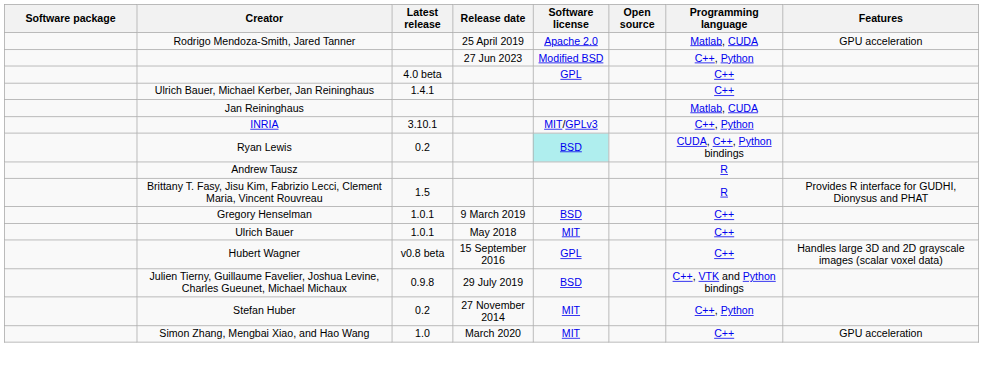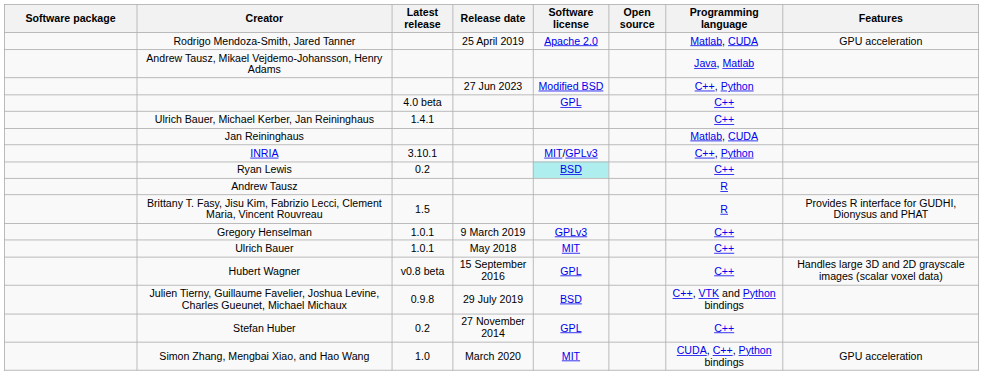+ row: (264, 63)
(724, 147) CUDA, C++, Python bindings -> (724, 170) C++
(571, 215) BSD -> (571, 231) GPLv3
(571, 311) MIT -> (571, 328) GPL
(724, 311) C++, Python -> (724, 328) C++
(724, 333) C++ -> (724, 356) CUDA, C++, Python bindings
